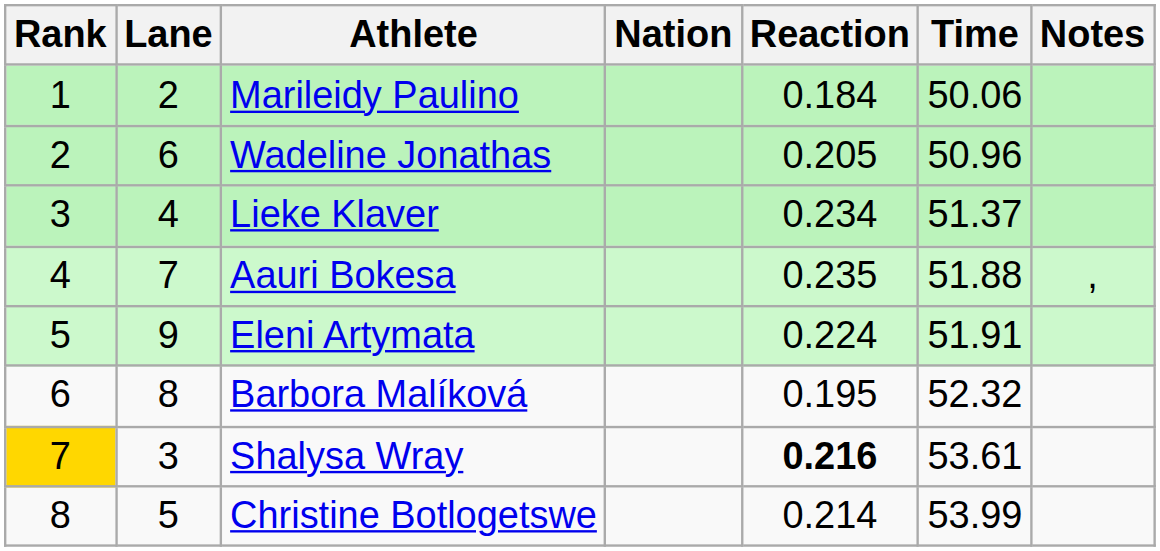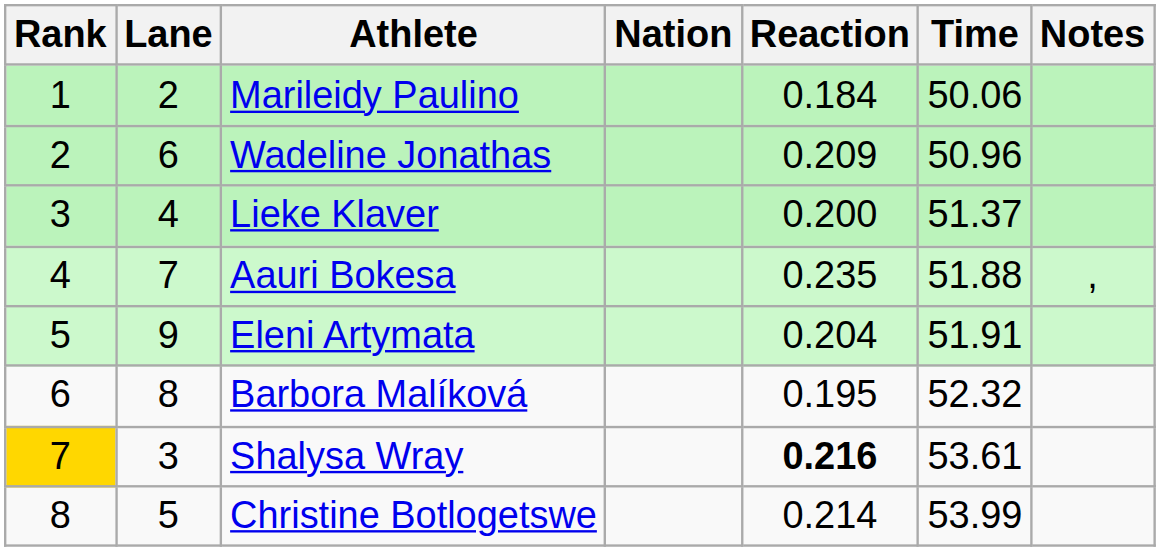(830, 154) 0.205 -> (830, 154) 0.209
(830, 214) 0.234 -> (830, 214) 0.200
(830, 335) 0.224 -> (830, 335) 0.204
